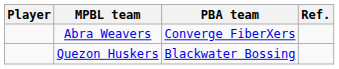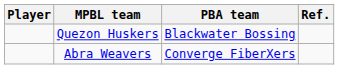rows swapped: (108, 54) <-> (108, 34)
